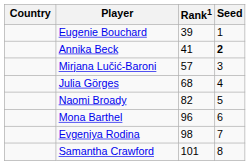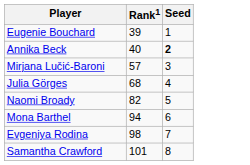- column: (30, 14)
(187, 49) 41 -> (135, 49) 40
(187, 117) 96 -> (135, 117) 94
